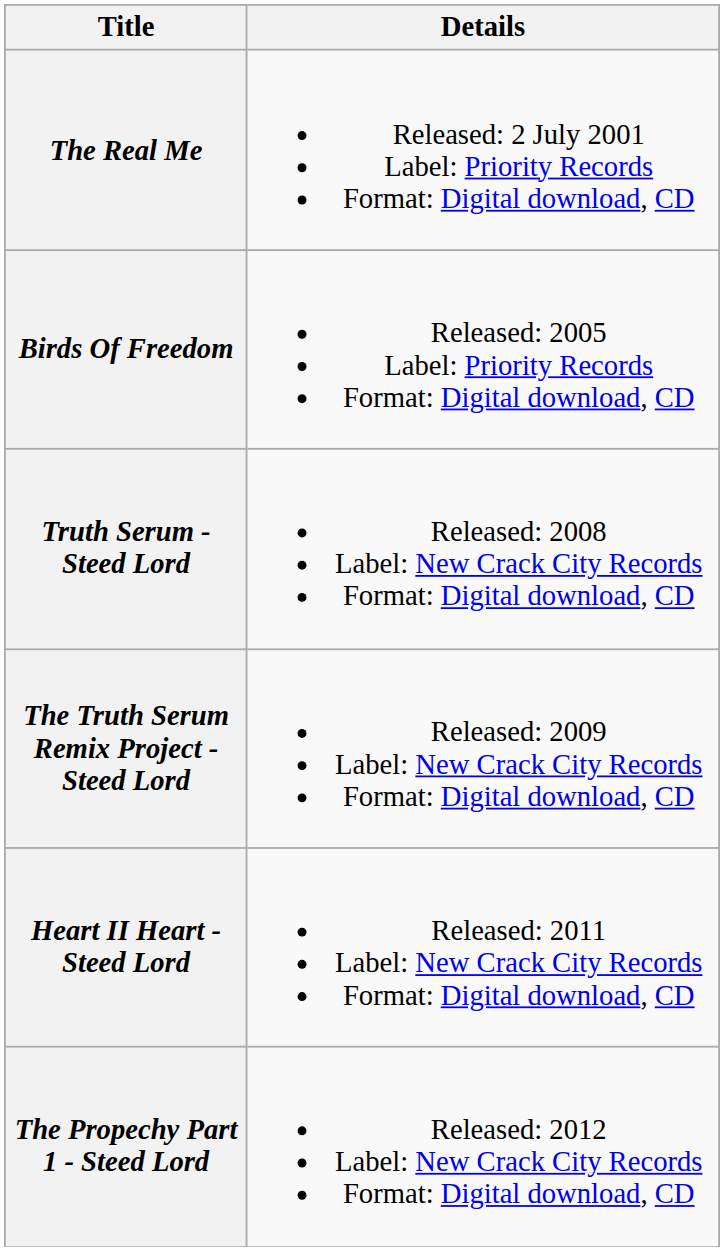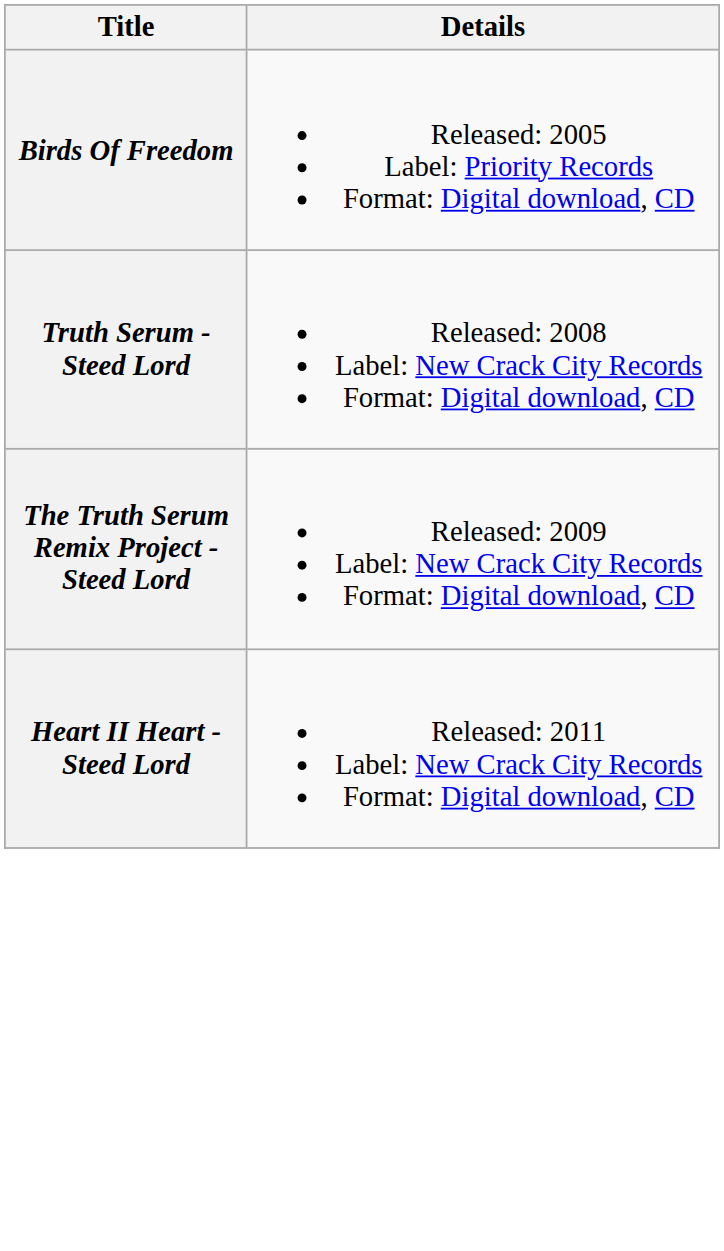- row: (126, 149)
- row: (126, 1146)
